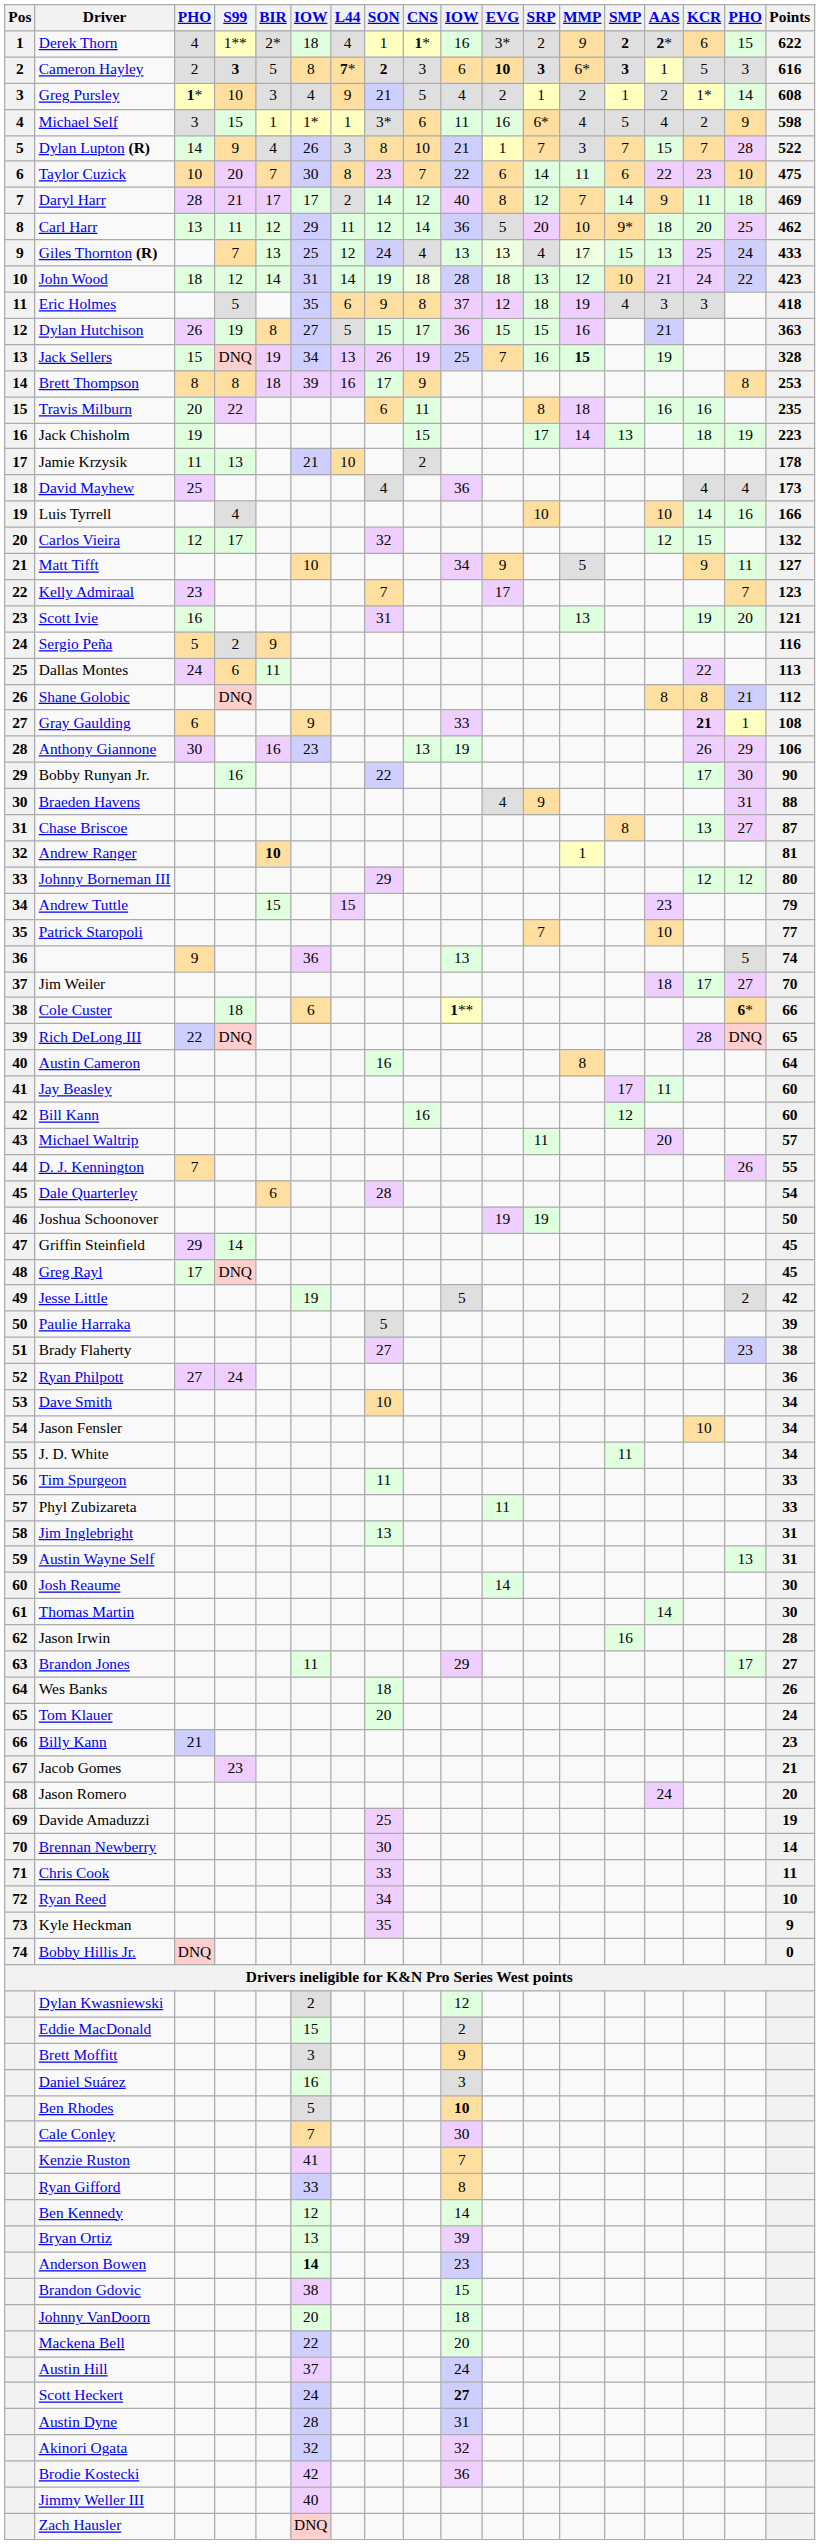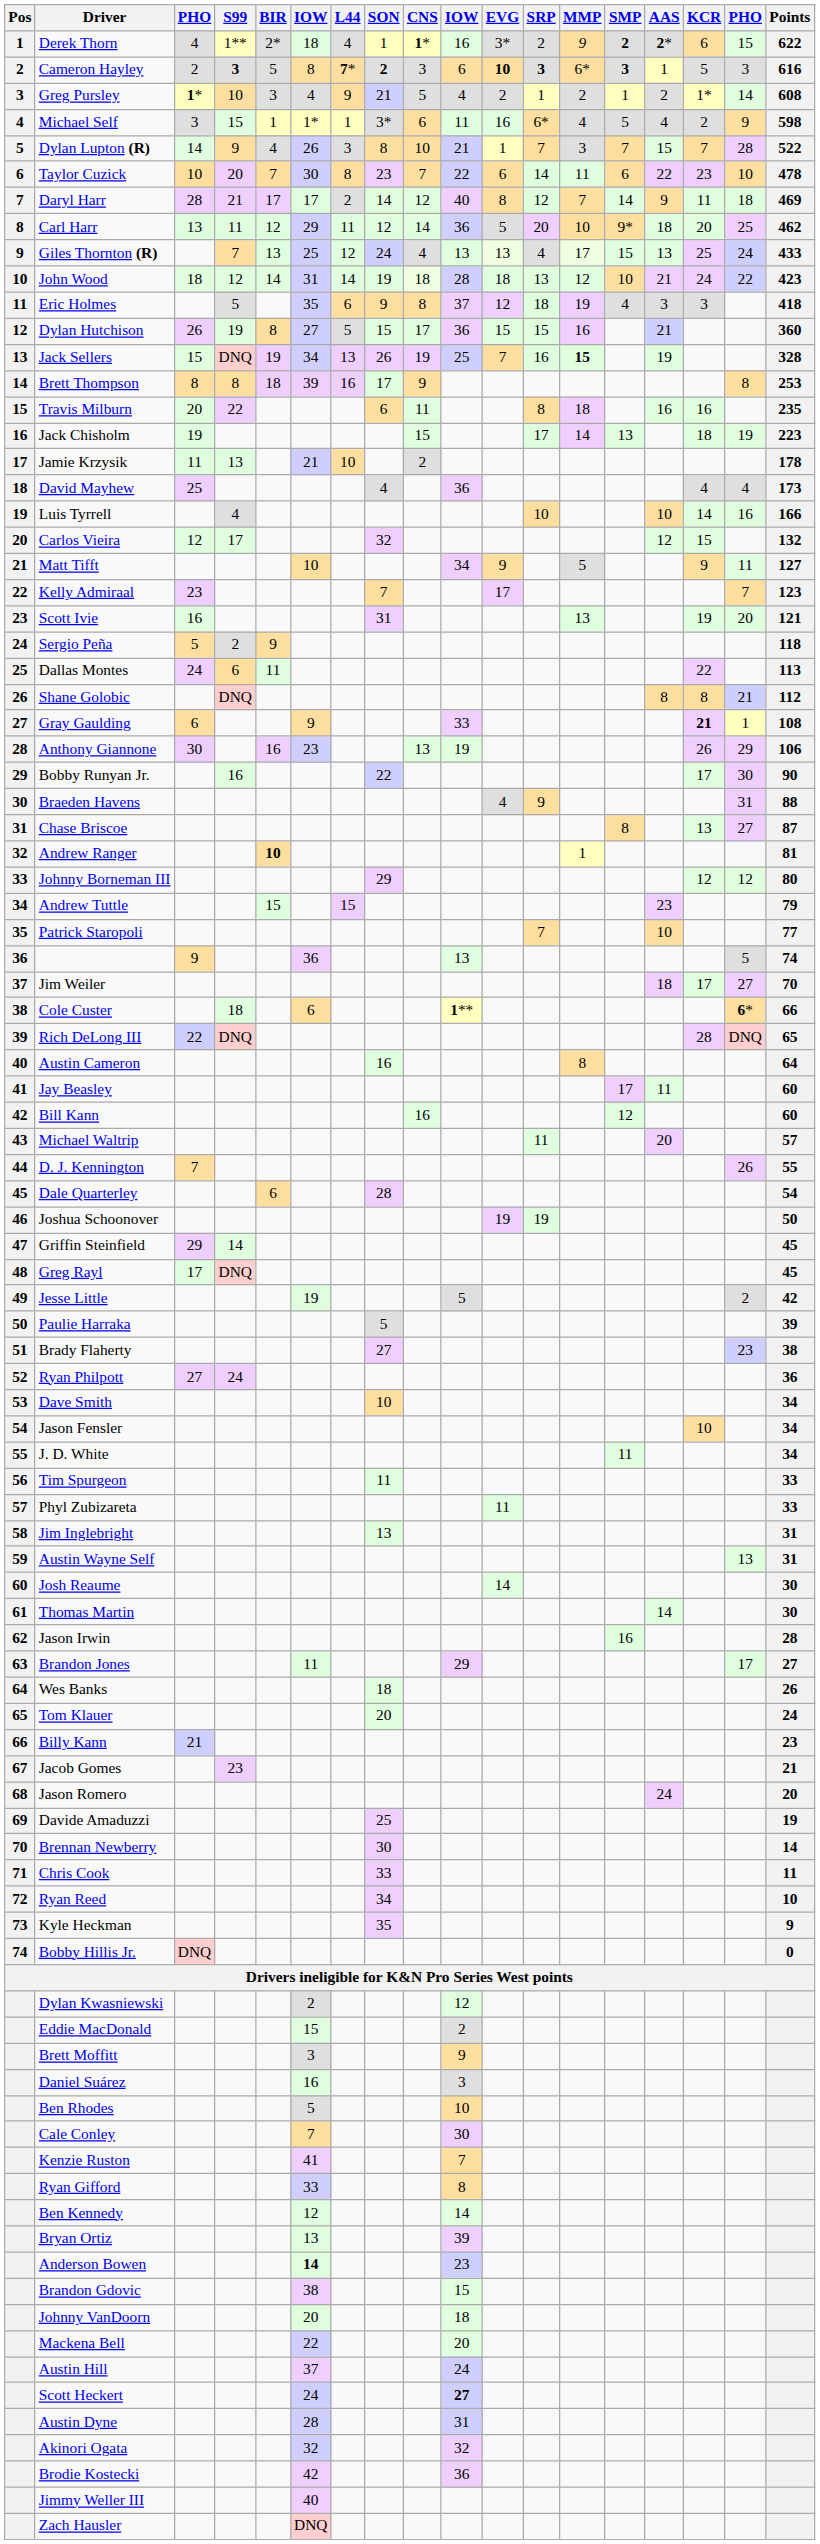(790, 174) 475 -> (790, 174) 478
(790, 331) 363 -> (790, 331) 360
(790, 645) 116 -> (790, 645) 118
(462, 2108) bold -> (462, 2108) normal
